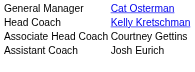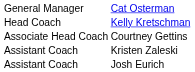+ row: (144, 51)
